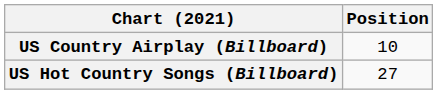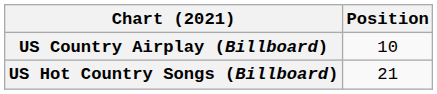(388, 75) 27 -> (388, 75) 21
